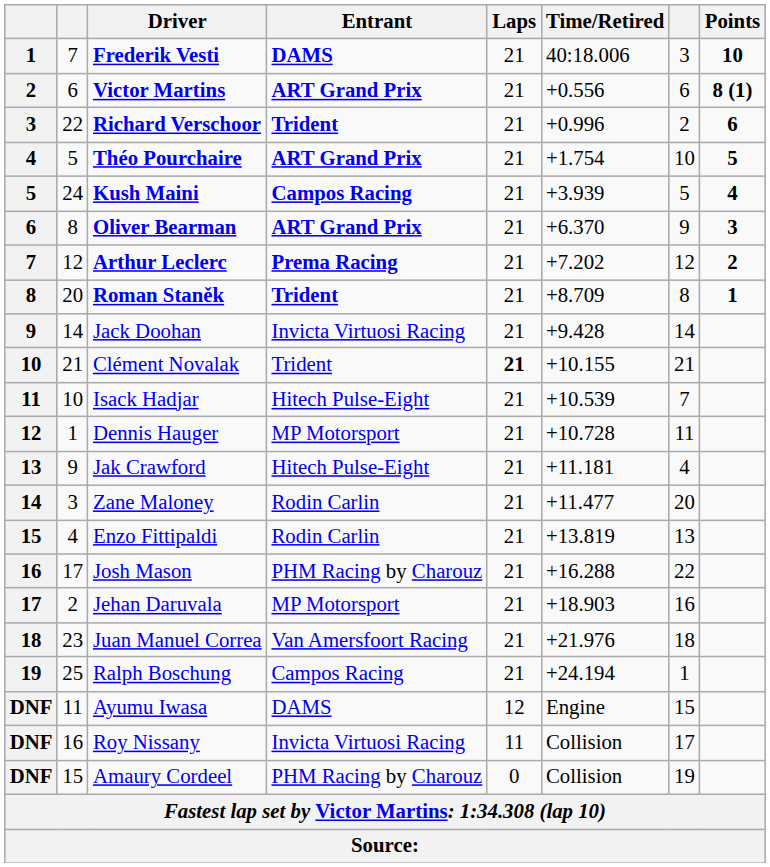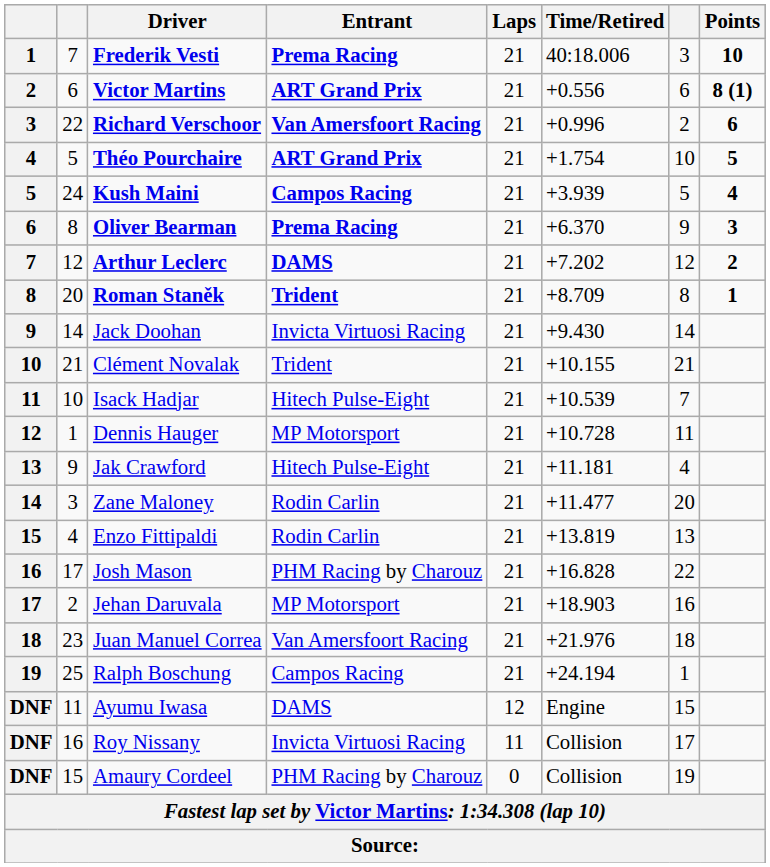(302, 55) DAMS -> (335, 55) Prema Racing
(305, 124) Trident -> (376, 124) Van Amersfoort Racing
(347, 227) ART Grand Prix -> (335, 227) Prema Racing
(335, 261) Prema Racing -> (302, 261) DAMS
(575, 330) +9.428 -> (575, 330) +9.430
(514, 364) bold -> (514, 364) normal
(580, 570) +16.288 -> (580, 570) +16.828
